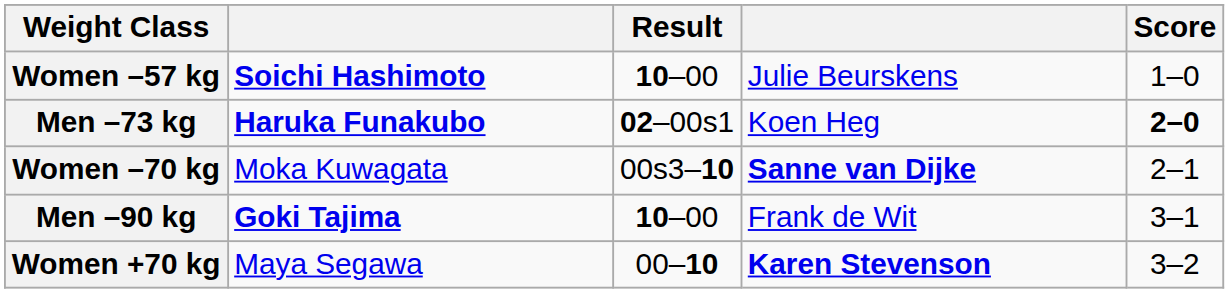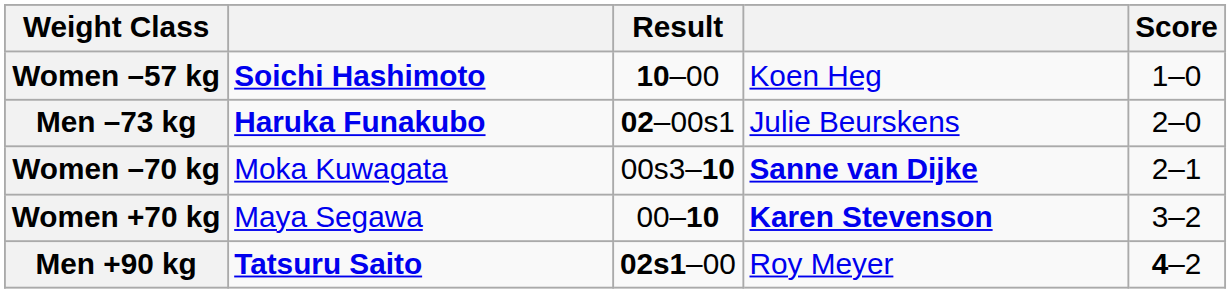(853, 75) Julie Beurskens -> (816, 75) Koen Heg
(814, 122) Koen Heg -> (855, 122) Julie Beurskens
(1175, 122) bold -> (1177, 122) normal
- row: (116, 216)
+ row: (116, 264)
